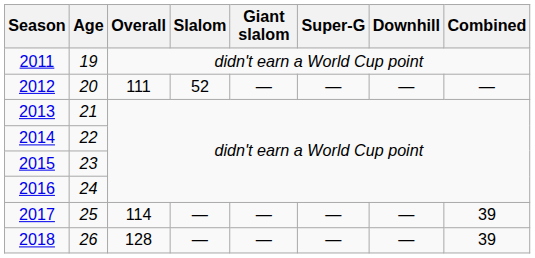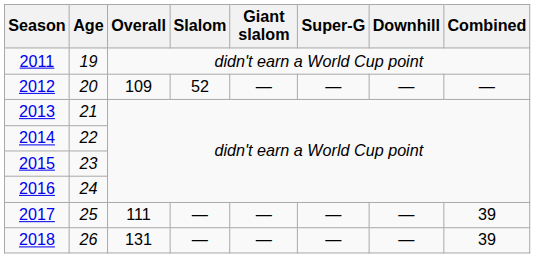(139, 86) 111 -> (139, 86) 109
(139, 214) 114 -> (139, 214) 111
(139, 240) 128 -> (139, 240) 131
